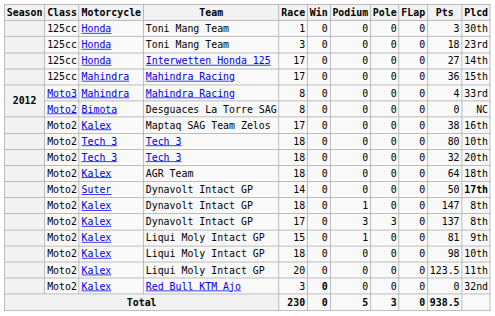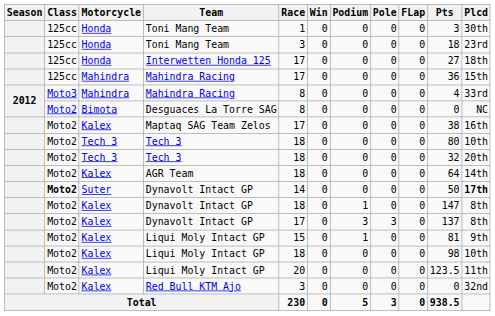(476, 61) 14th -> (476, 61) 18th
(476, 173) 18th -> (476, 173) 14th
(62, 190) normal -> (62, 190) bold
(325, 286) bold -> (325, 286) normal
